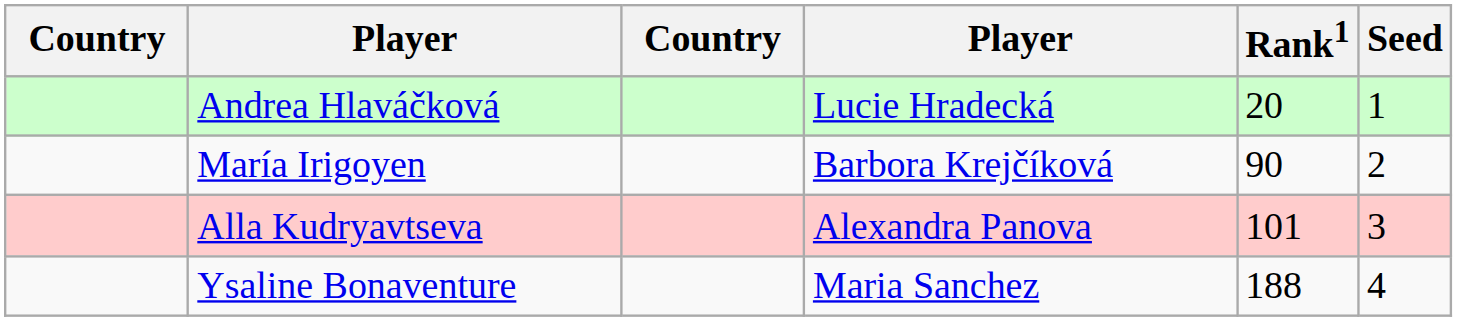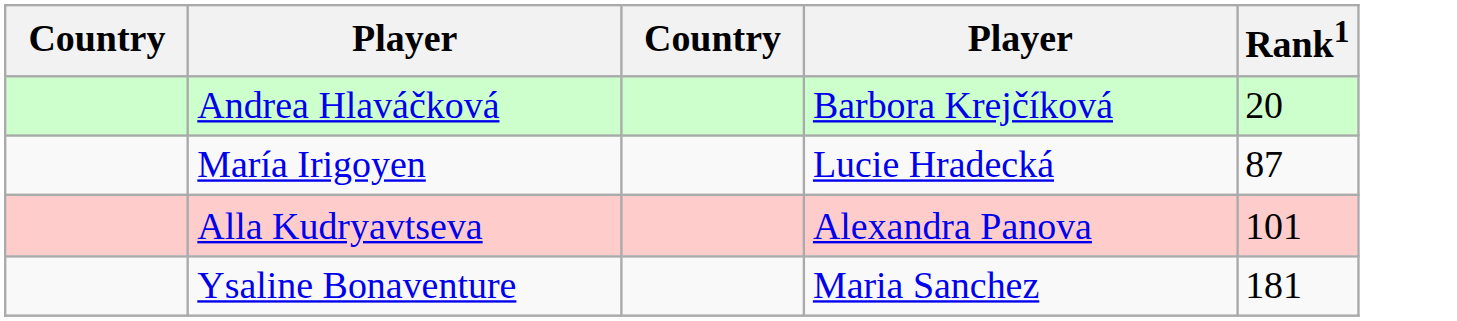- column: (1405, 39)
(933, 104) Lucie Hradecká -> (963, 104) Barbora Krejčíková
(963, 165) Barbora Krejčíková -> (933, 165) Lucie Hradecká
(1264, 165) 90 -> (1264, 165) 87
(1274, 285) 188 -> (1274, 285) 181
